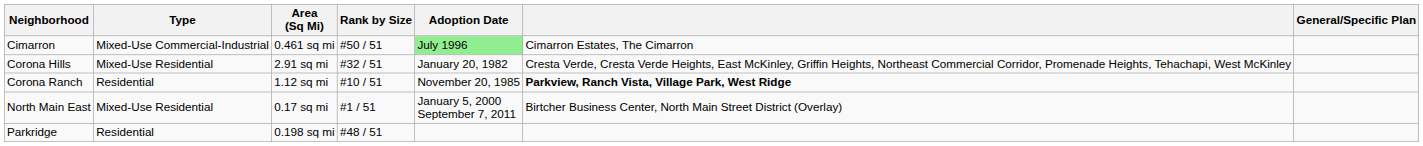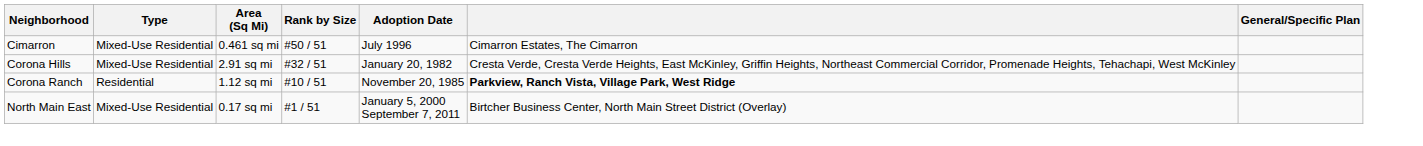(183, 45) Mixed-Use Commercial-Industrial -> (155, 45) Mixed-Use Residential
(442, 45) lightgreen background -> (387, 45) no background
- row: (32, 132)
